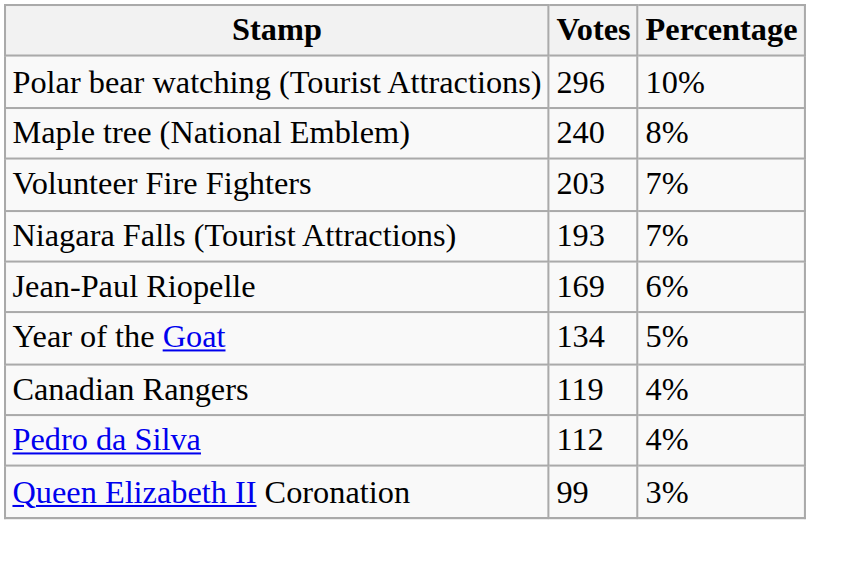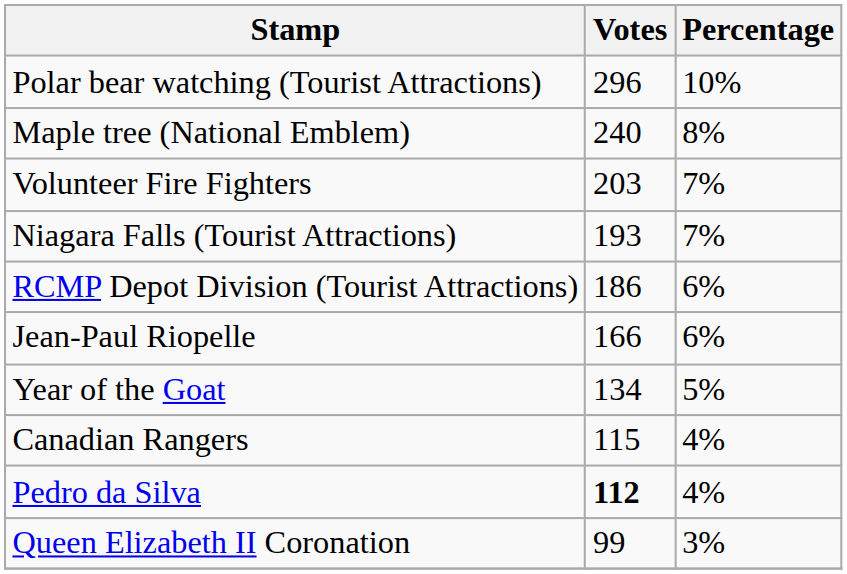+ row: (295, 286)
(581, 286) 169 -> (617, 337) 166
(580, 388) 119 -> (617, 440) 115
(580, 440) normal -> (616, 491) bold
